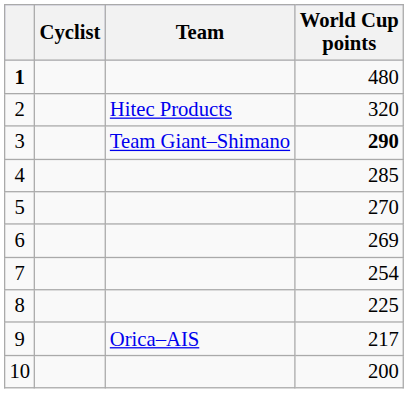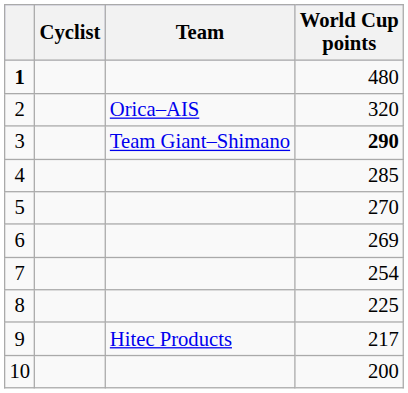(171, 109) Hitec Products -> (155, 109) Orica–AIS
(155, 338) Orica–AIS -> (171, 338) Hitec Products
